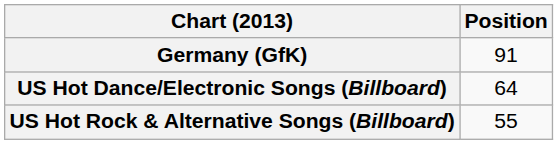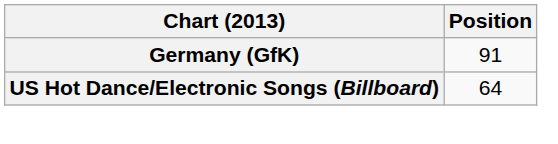- row: (232, 121)
